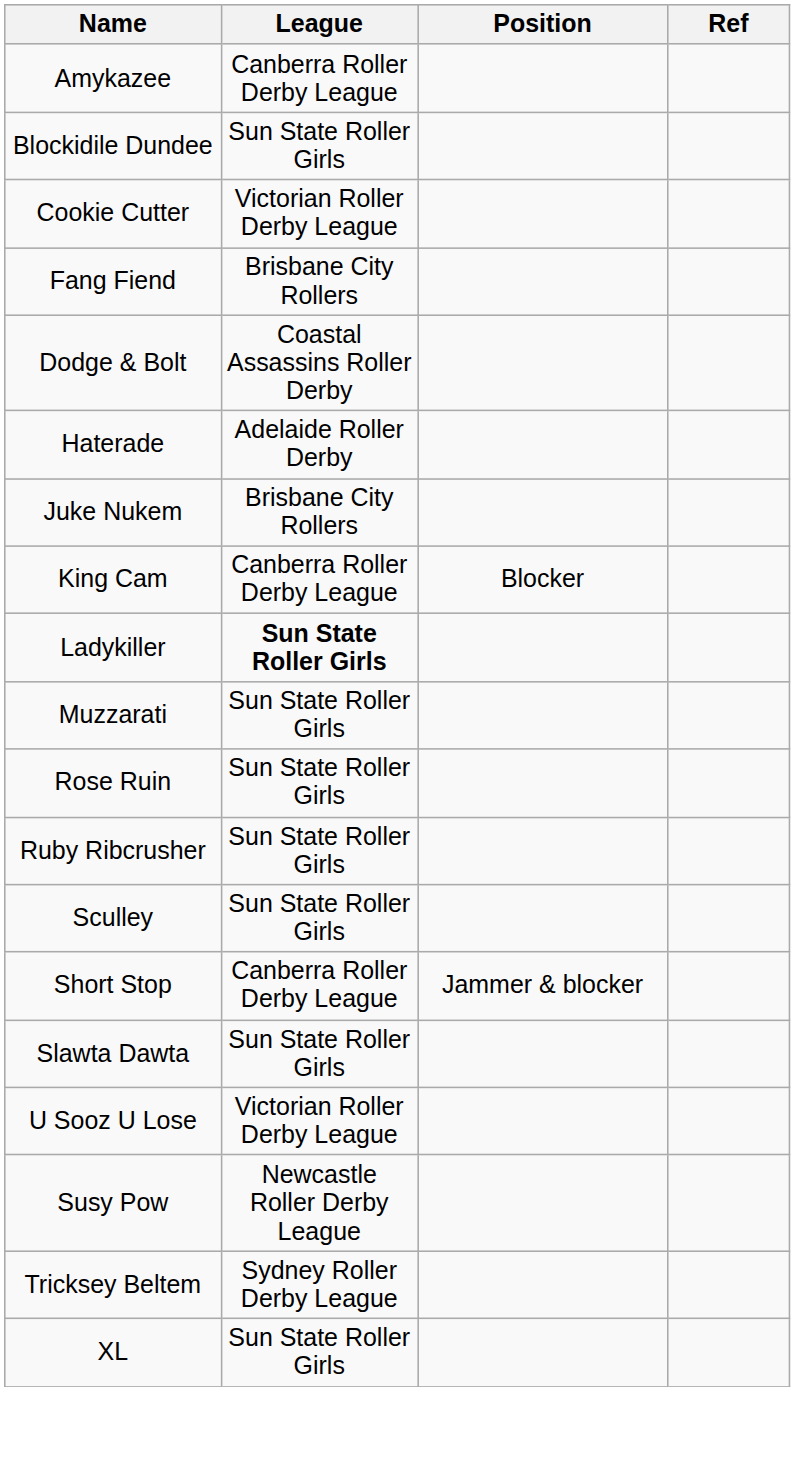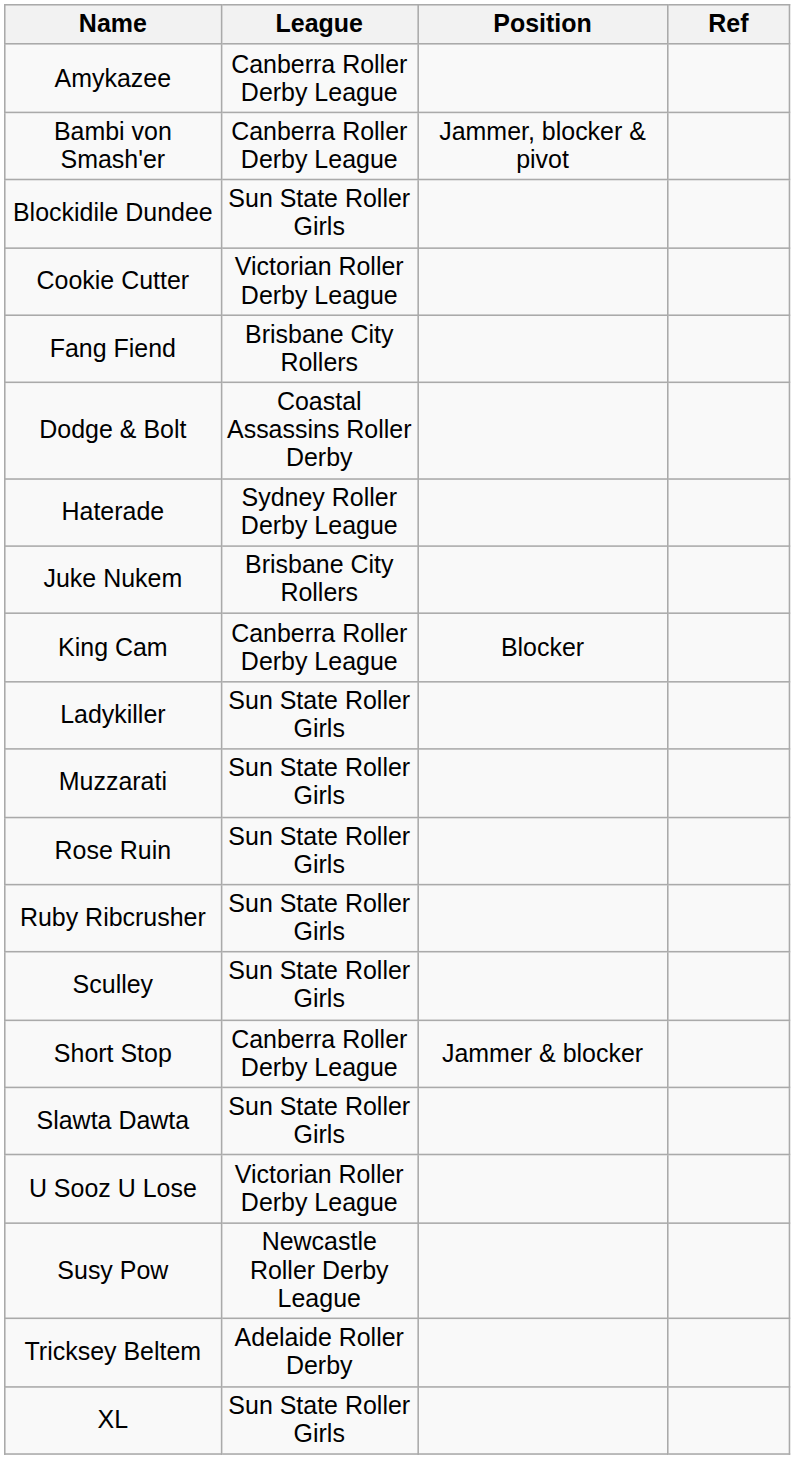+ row: (113, 145)
(319, 444) Adelaide Roller Derby -> (319, 511) Sydney Roller Derby League
(319, 647) bold -> (319, 714) normal
(319, 1284) Sydney Roller Derby League -> (319, 1352) Adelaide Roller Derby
